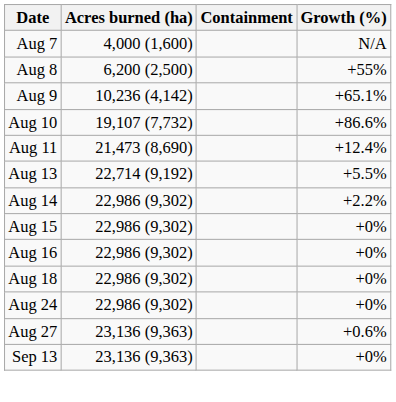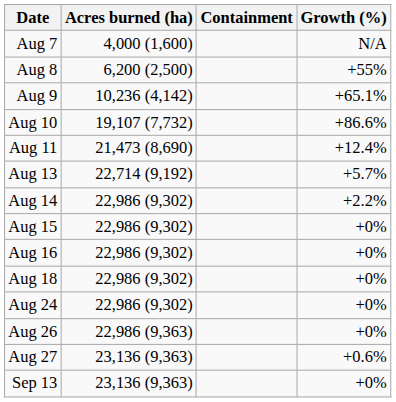(365, 174) +5.5% -> (365, 174) +5.7%
+ row: (33, 331)
